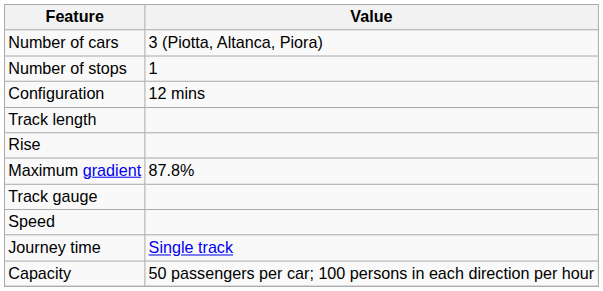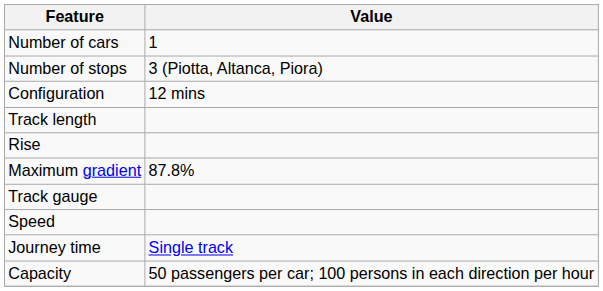(236, 42) 3 (Piotta, Altanca, Piora) -> (153, 42) 1
(153, 68) 1 -> (236, 68) 3 (Piotta, Altanca, Piora)
